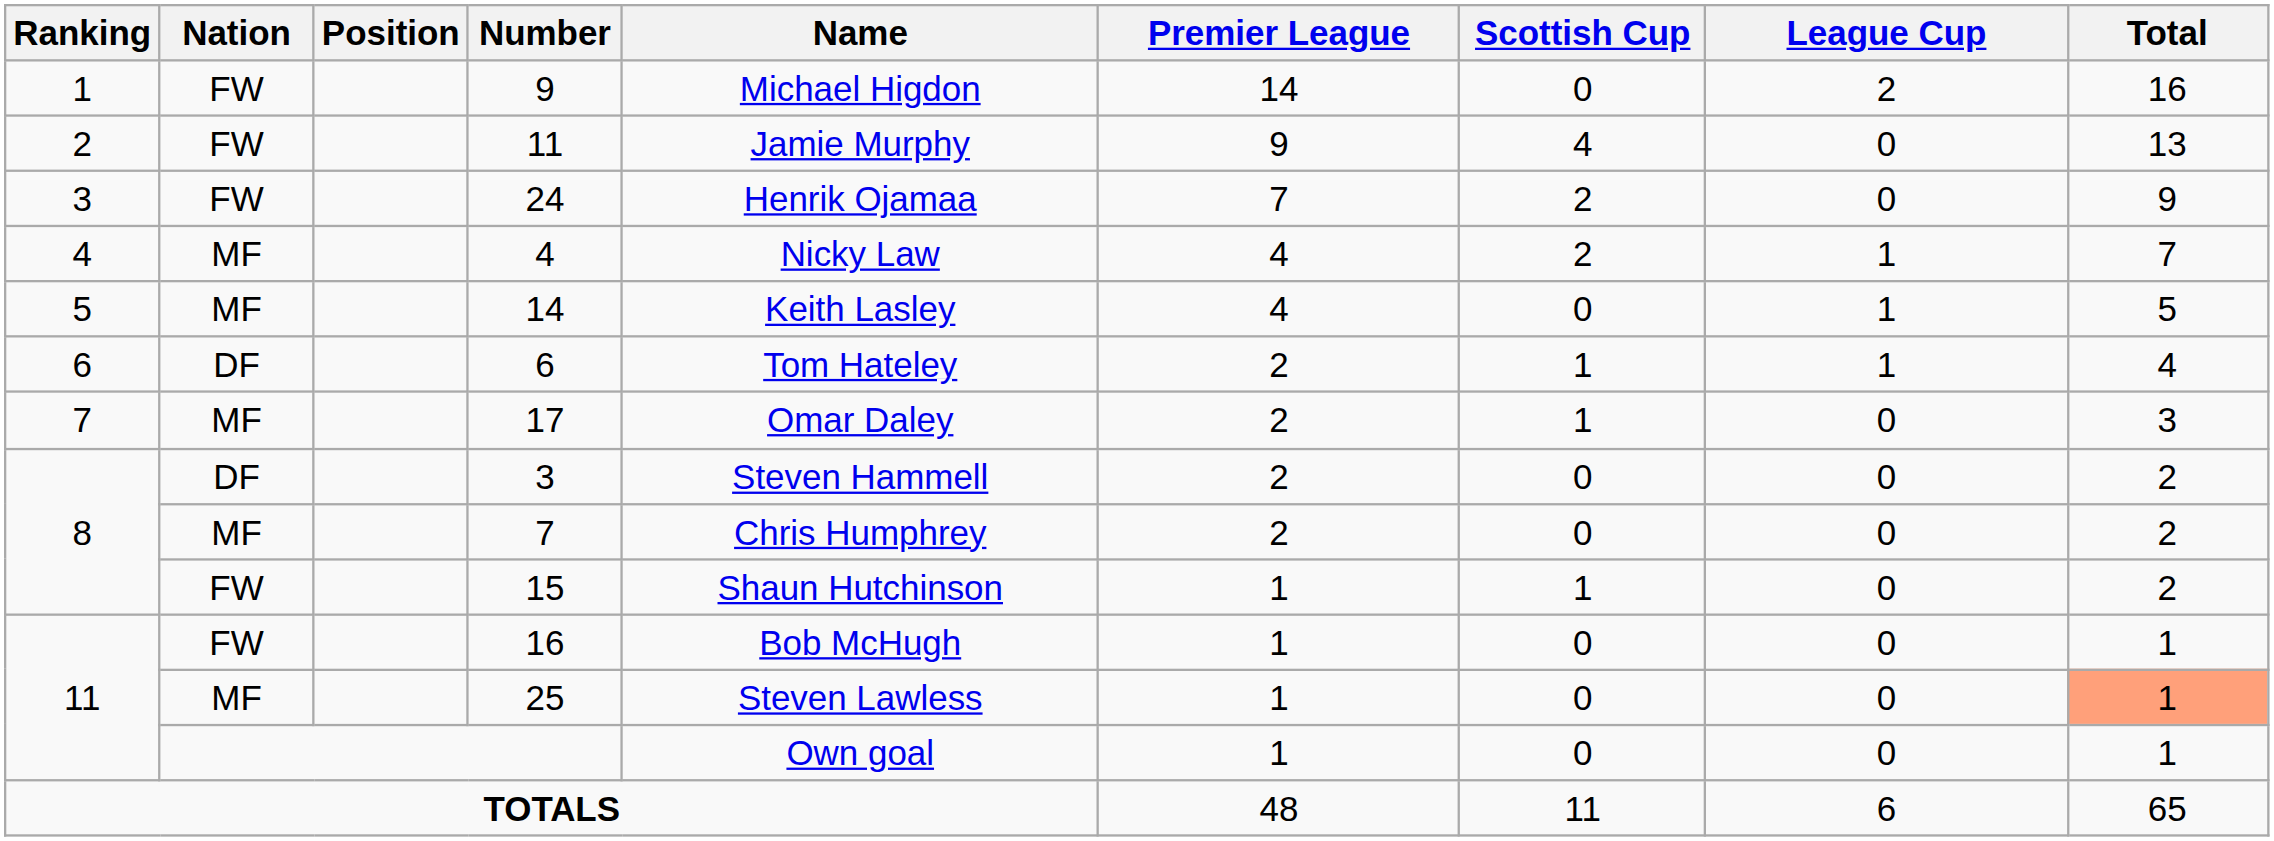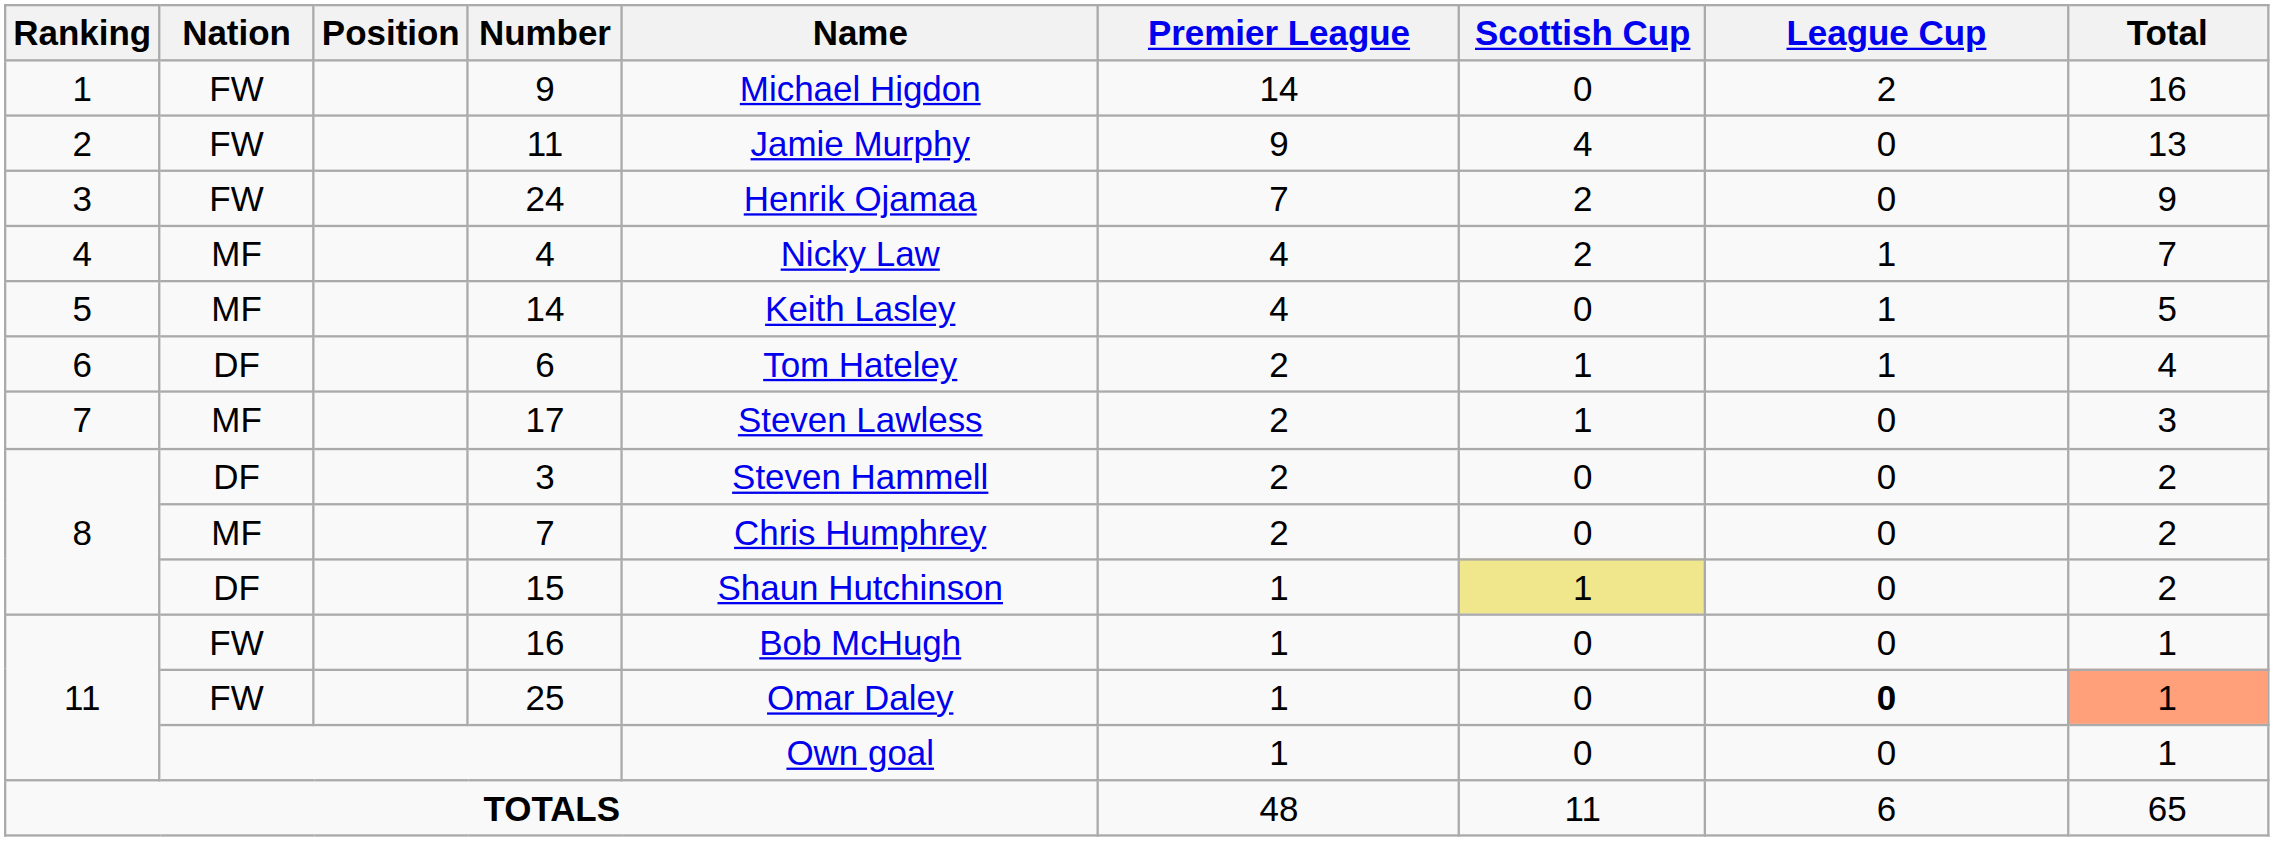(860, 420) Omar Daley -> (860, 420) Steven Lawless
(237, 586) FW -> (237, 586) DF
(1583, 586) no background -> (1583, 586) khaki background
(237, 697) MF -> (237, 697) FW
(860, 697) Steven Lawless -> (860, 697) Omar Daley
(1886, 697) normal -> (1886, 697) bold
